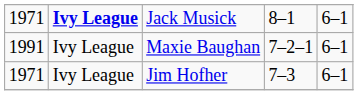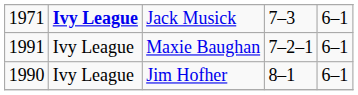(282, 18) 8–1 -> (282, 18) 7–3
(27, 75) 1971 -> (27, 75) 1990
(282, 75) 7–3 -> (282, 75) 8–1
